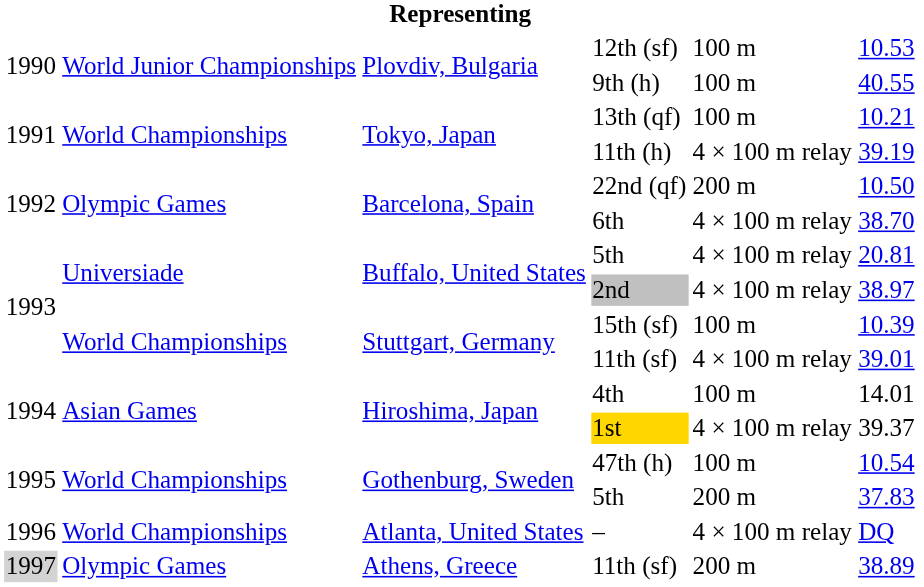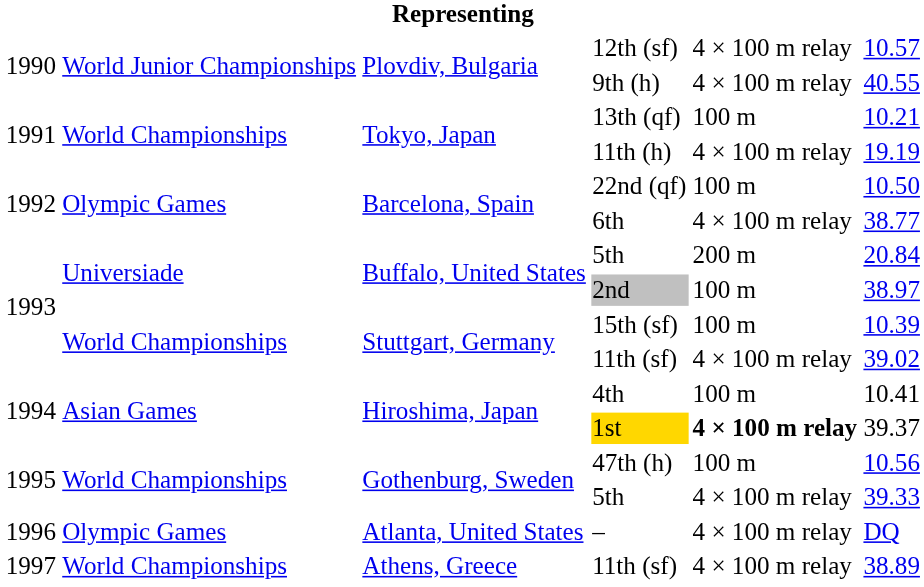(724, 48) 100 m -> (772, 48) 4 × 100 m relay
(886, 48) 10.53 -> (892, 48) 10.57
(724, 82) 100 m -> (772, 82) 4 × 100 m relay
(886, 151) 39.19 -> (892, 151) 19.19
(724, 186) 200 m -> (724, 186) 100 m
(886, 220) 38.70 -> (892, 220) 38.77
(772, 255) 4 × 100 m relay -> (724, 255) 200 m
(886, 255) 20.81 -> (892, 255) 20.84
(772, 289) 4 × 100 m relay -> (724, 289) 100 m
(886, 358) 39.01 -> (892, 358) 39.02
(886, 393) 14.01 -> (892, 393) 10.41
(772, 428) normal -> (775, 428) bold
(886, 462) 10.54 -> (892, 462) 10.56
(724, 497) 200 m -> (772, 497) 4 × 100 m relay
(886, 497) 37.83 -> (892, 497) 39.33
(175, 531) World Championships -> (144, 531) Olympic Games
(31, 566) lightgrey background -> (31, 566) no background
(144, 566) Olympic Games -> (175, 566) World Championships
(724, 566) 200 m -> (772, 566) 4 × 100 m relay
